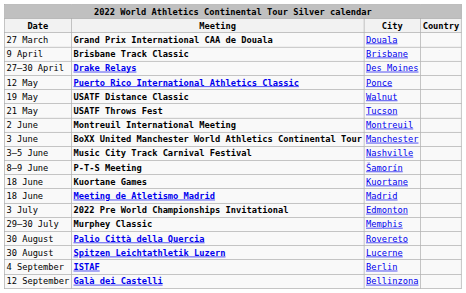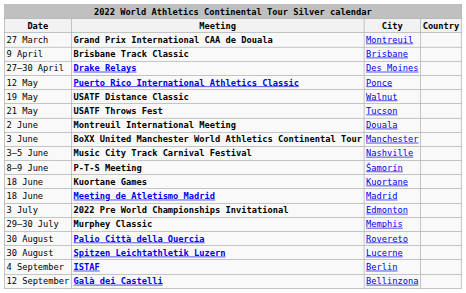(382, 40) Douala -> (390, 40) Montreuil
(390, 125) Montreuil -> (382, 125) Douala
